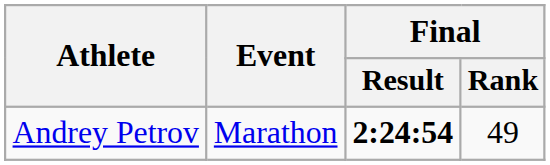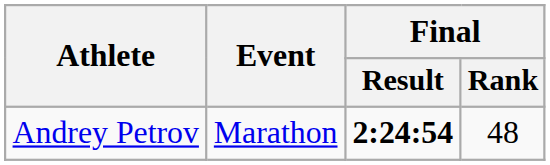(503, 133) 49 -> (503, 133) 48
